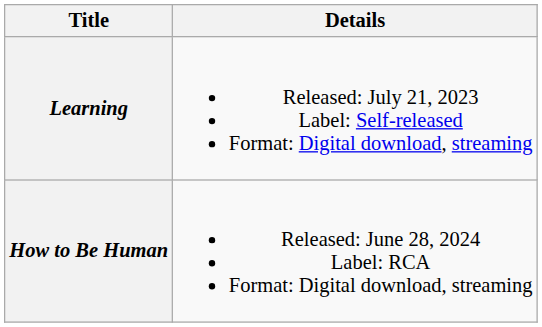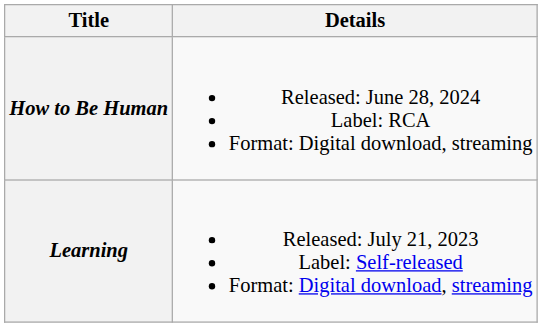rows swapped: (89, 108) <-> (89, 250)
